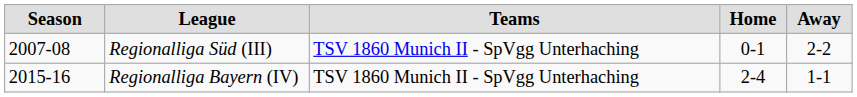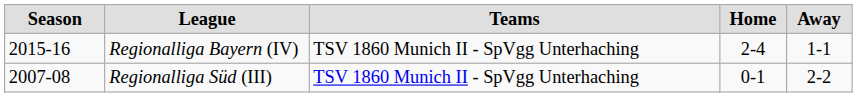rows swapped: (191, 48) <-> (204, 77)
